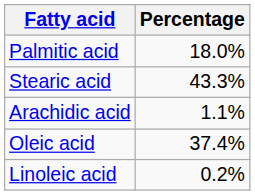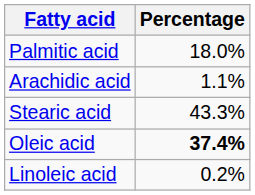rows swapped: (60, 81) <-> (70, 112)
(217, 143) normal -> (217, 143) bold
